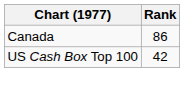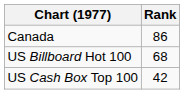+ row: (69, 57)
